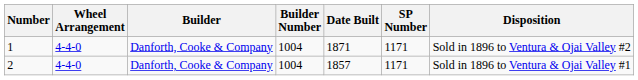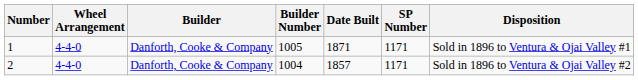(290, 46) 1004 -> (290, 46) 1005
(532, 46) Sold in 1896 to Ventura & Ojai Valley #2 -> (532, 46) Sold in 1896 to Ventura & Ojai Valley #1
(532, 65) Sold in 1896 to Ventura & Ojai Valley #1 -> (532, 65) Sold in 1896 to Ventura & Ojai Valley #2
